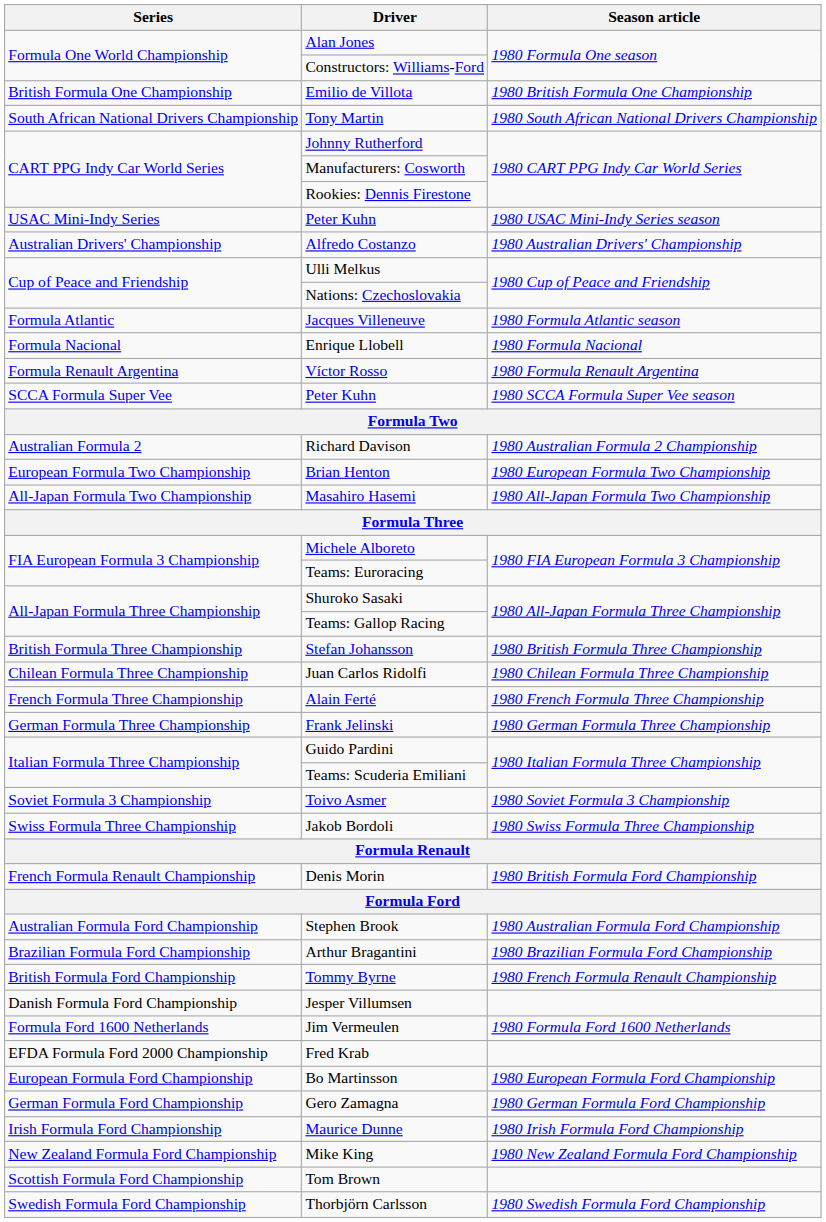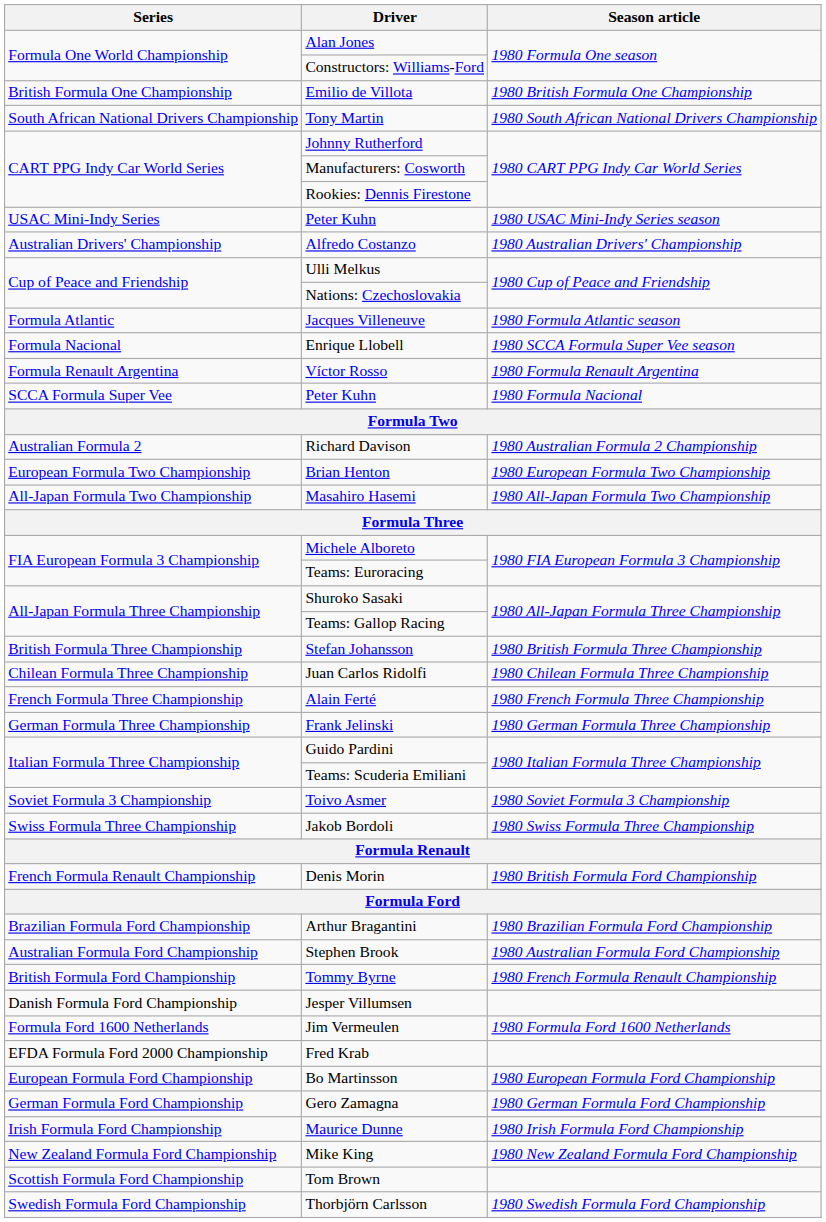(567, 345) 1980 Formula Nacional -> (613, 345) 1980 SCCA Formula Super Vee season
(613, 396) 1980 SCCA Formula Super Vee season -> (567, 396) 1980 Formula Nacional
rows swapped: (133, 926) <-> (129, 952)
